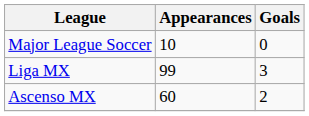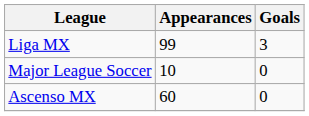rows swapped: (39, 70) <-> (80, 44)
(264, 96) 2 -> (264, 96) 0
